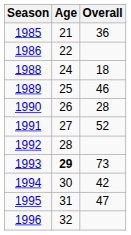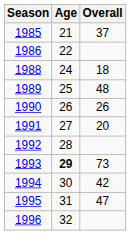(103, 32) 36 -> (103, 32) 37
(103, 88) 46 -> (103, 88) 48
(103, 107) 28 -> (103, 107) 26
(103, 126) 52 -> (103, 126) 20
